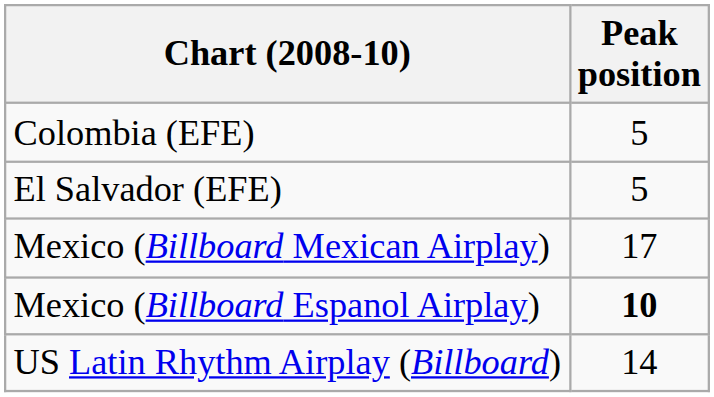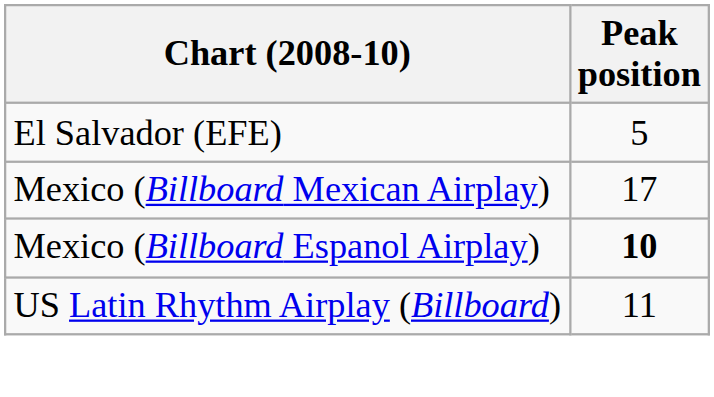- row: (134, 131)
(639, 362) 14 -> (639, 304) 11
